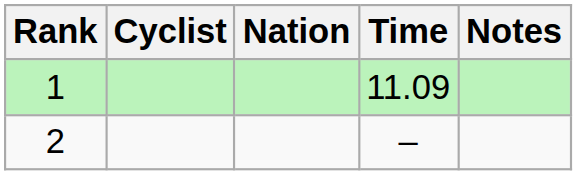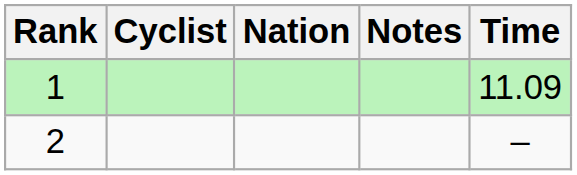columns swapped: (408, 31) <-> (514, 31)
